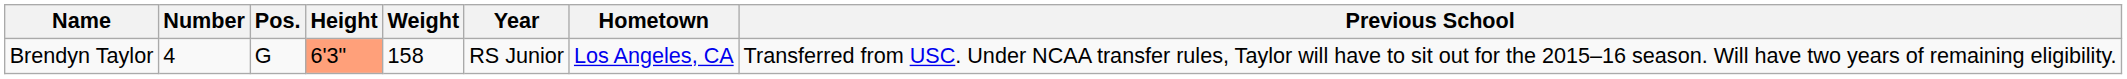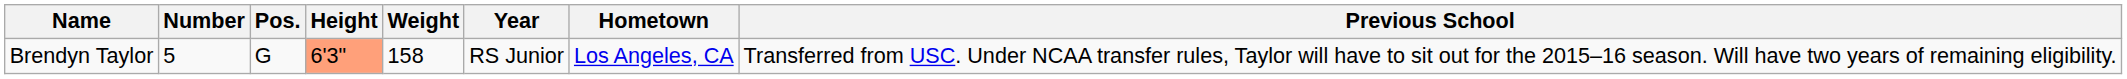(169, 55) 4 -> (169, 55) 5
